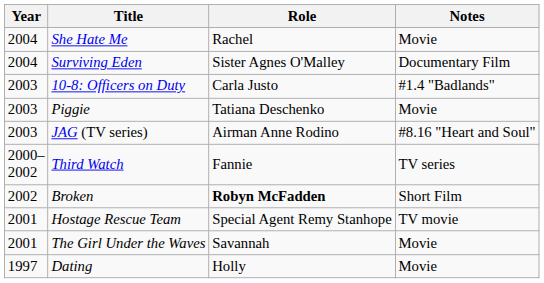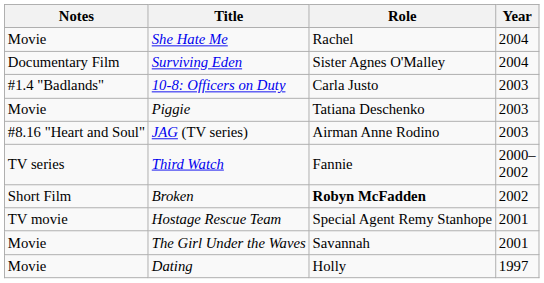columns swapped: (26, 16) <-> (467, 16)
